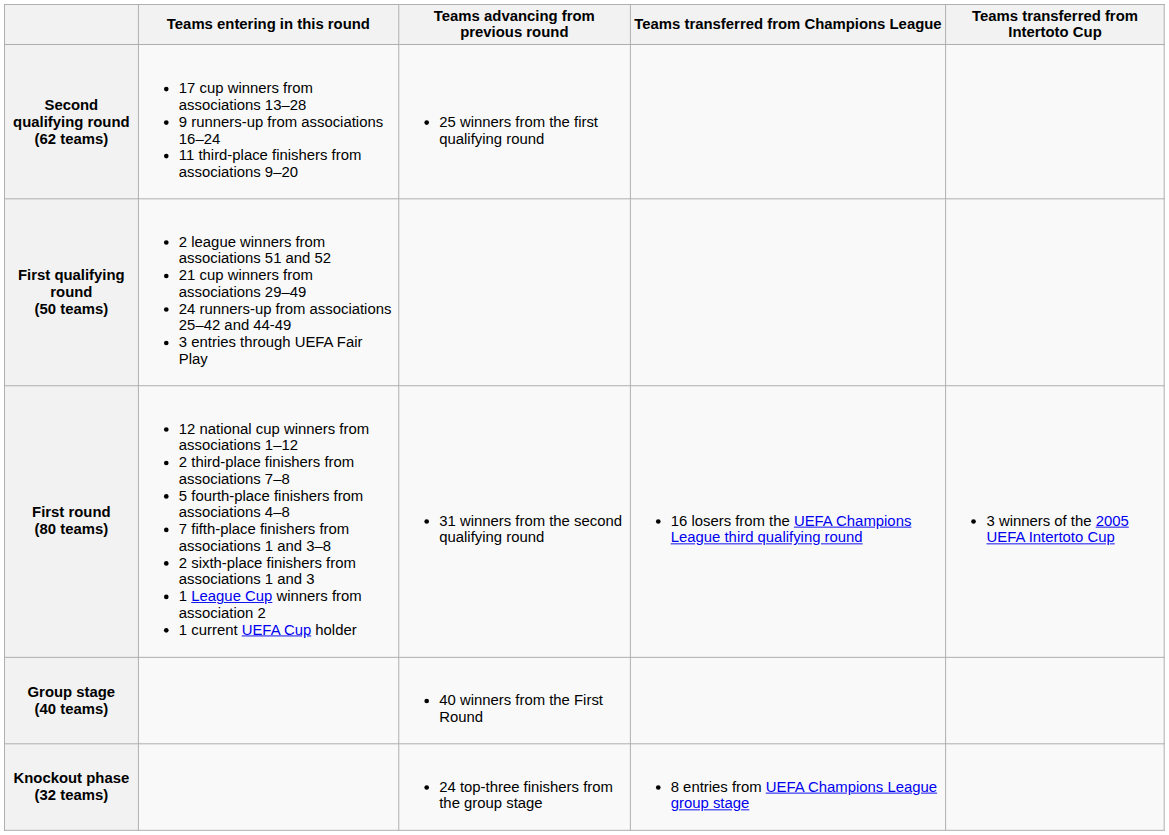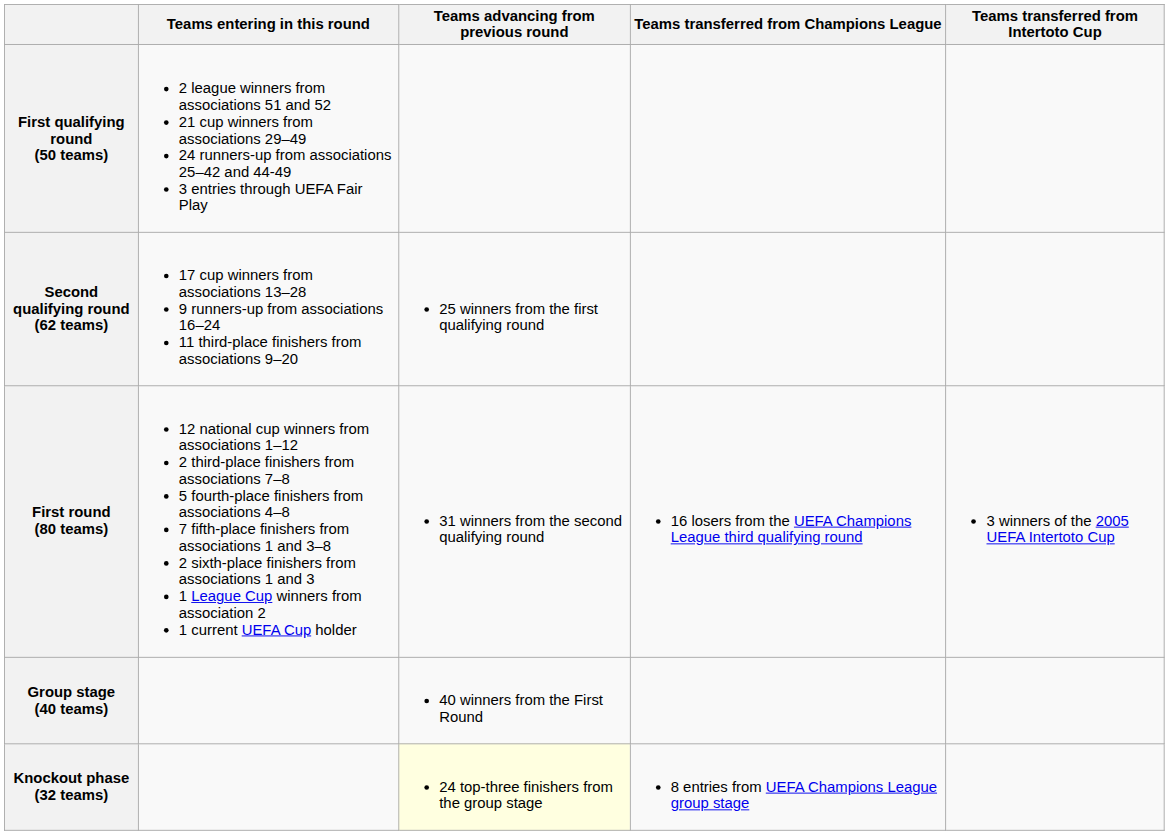rows swapped: (71, 292) <-> (71, 121)
(514, 795) no background -> (514, 795) lightyellow background
